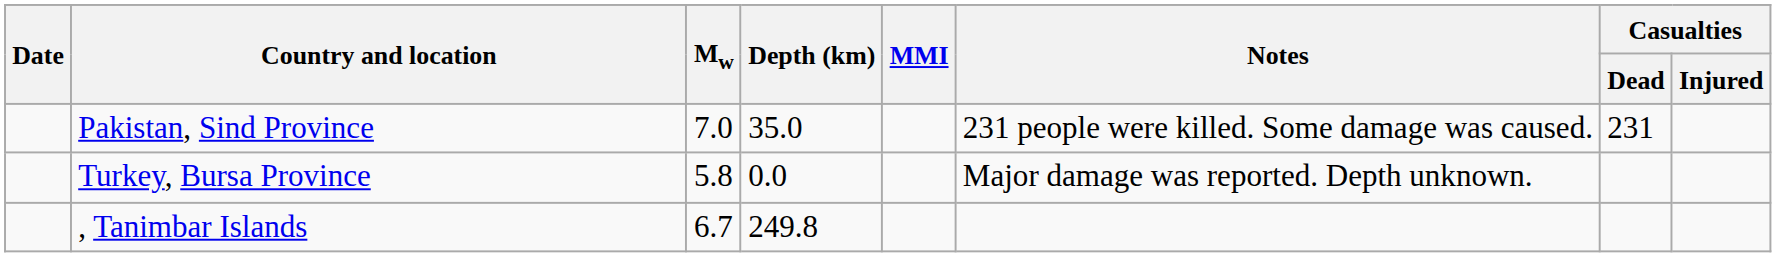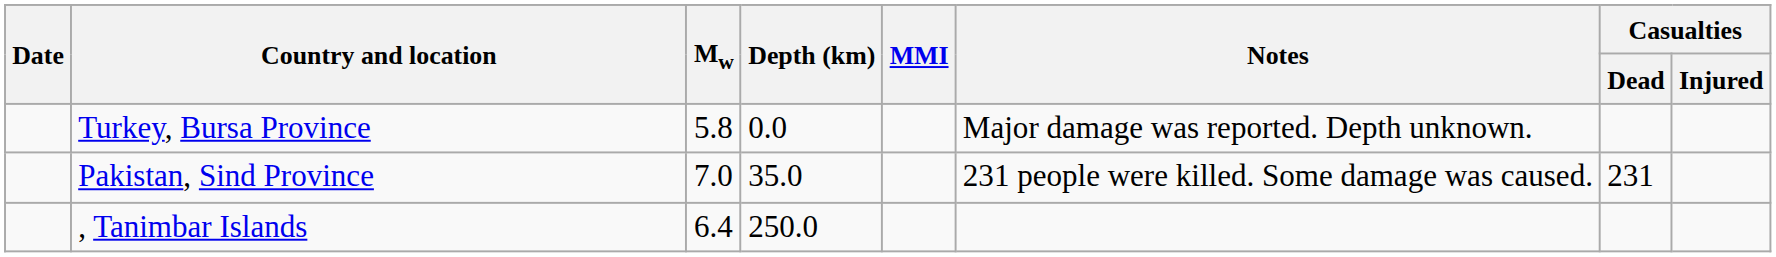rows swapped: (226, 127) <-> (224, 176)
(713, 226) 6.7 -> (713, 226) 6.4
(783, 226) 249.8 -> (783, 226) 250.0
